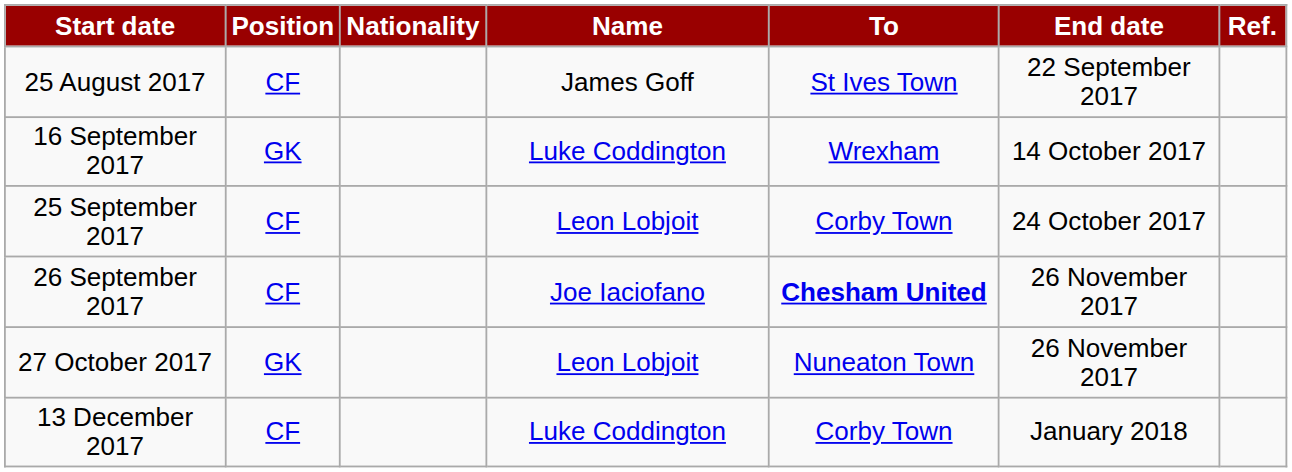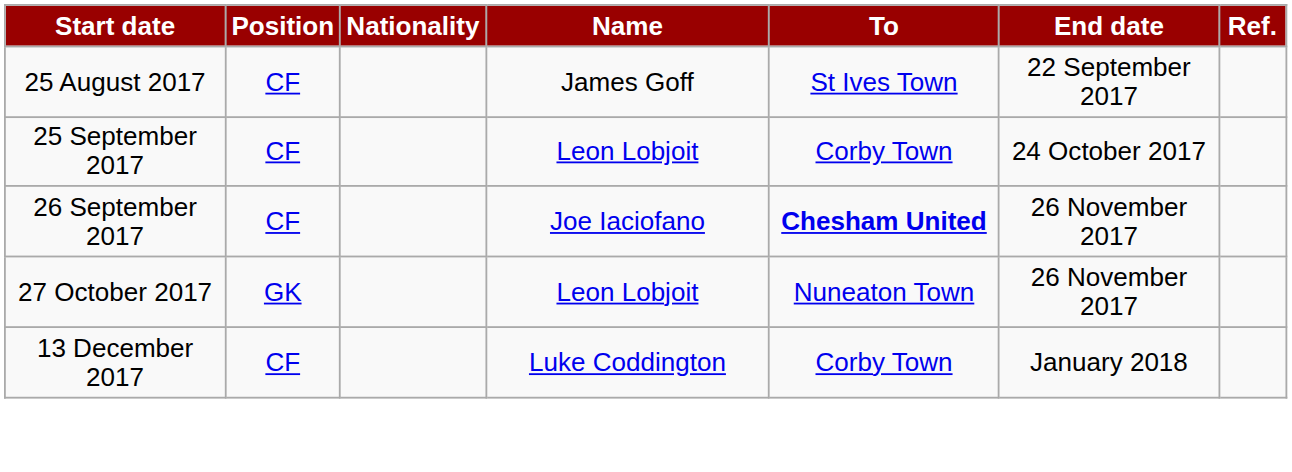- row: (115, 152)
